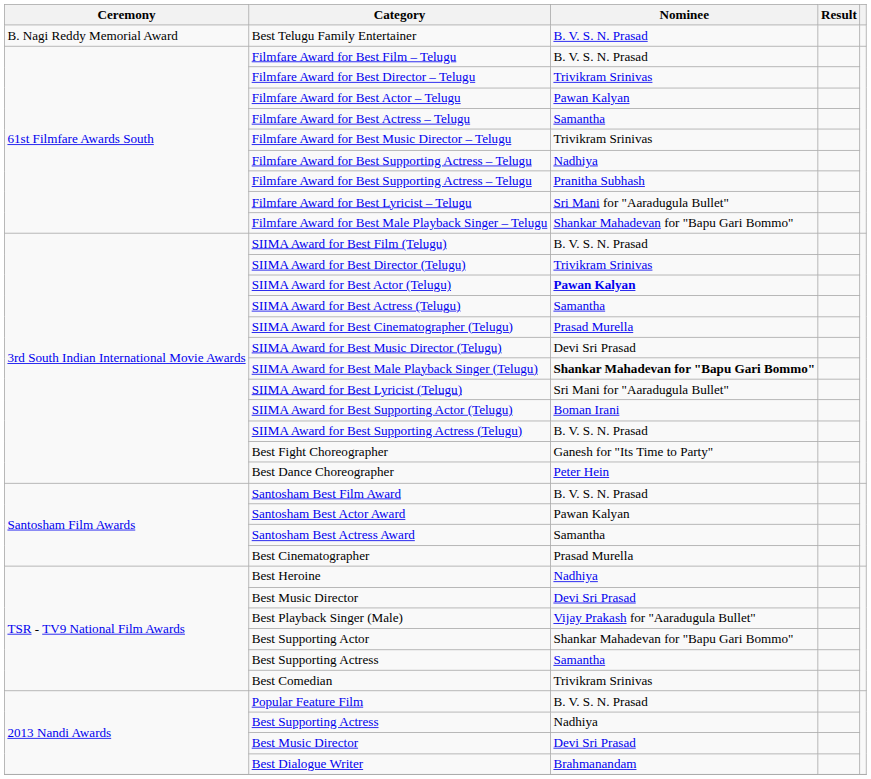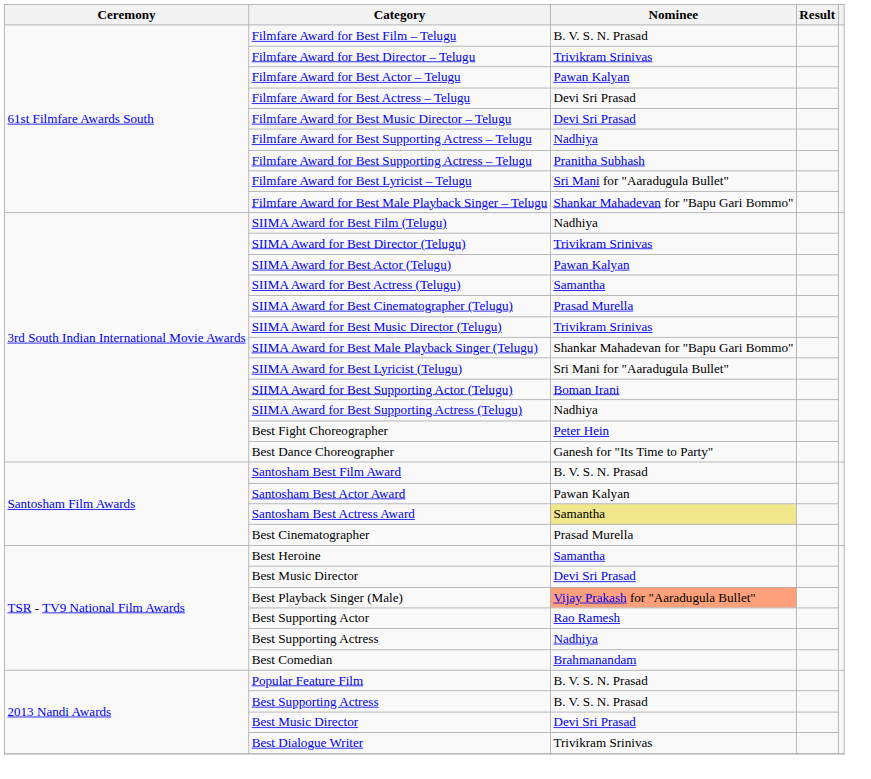- row: (93, 35)
(579, 118) Samantha -> (595, 98) Devi Sri Prasad
(603, 139) Trivikram Srinivas -> (595, 118) Devi Sri Prasad
(601, 243) B. V. S. N. Prasad -> (576, 222) Nadhiya
(594, 285) bold -> (591, 264) normal
(595, 347) Devi Sri Prasad -> (603, 327) Trivikram Srinivas
(684, 368) bold -> (673, 347) normal
(601, 431) B. V. S. N. Prasad -> (576, 410) Nadhiya
(633, 451) Ganesh for "Its Time to Party" -> (581, 431) Peter Hein
(581, 472) Peter Hein -> (633, 451) Ganesh for "Its Time to Party"
(579, 535) no background -> (579, 514) khaki background
(576, 576) Nadhiya -> (579, 555) Samantha
(655, 618) no background -> (655, 597) lightsalmon background
(673, 639) Shankar Mahadevan for "Bapu Gari Bommo" -> (587, 618) Rao Ramesh
(579, 659) Samantha -> (576, 639) Nadhiya
(603, 680) Trivikram Srinivas -> (595, 659) Brahmanandam
(576, 722) Nadhiya -> (601, 701) B. V. S. N. Prasad
(595, 763) Brahmanandam -> (603, 743) Trivikram Srinivas
